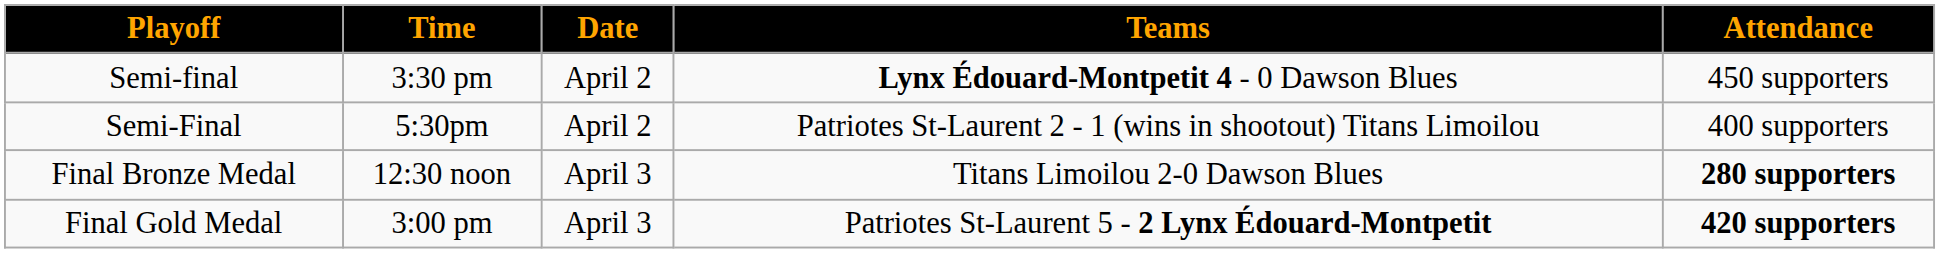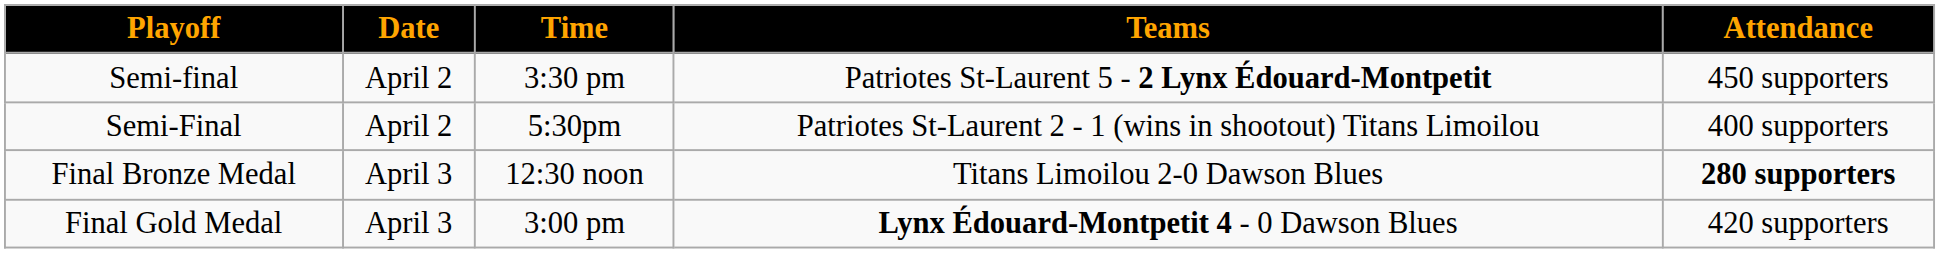columns swapped: (608, 28) <-> (442, 28)
(1168, 77) Lynx Édouard-Montpetit 4 - 0 Dawson Blues -> (1168, 77) Patriotes St-Laurent 5 - 2 Lynx Édouard-Montpetit
(1168, 222) Patriotes St-Laurent 5 - 2 Lynx Édouard-Montpetit -> (1168, 222) Lynx Édouard-Montpetit 4 - 0 Dawson Blues
(1798, 222) bold -> (1798, 222) normal
